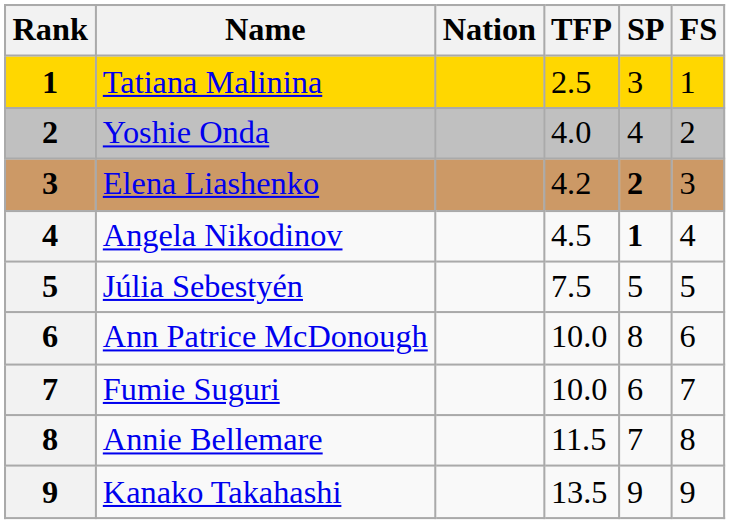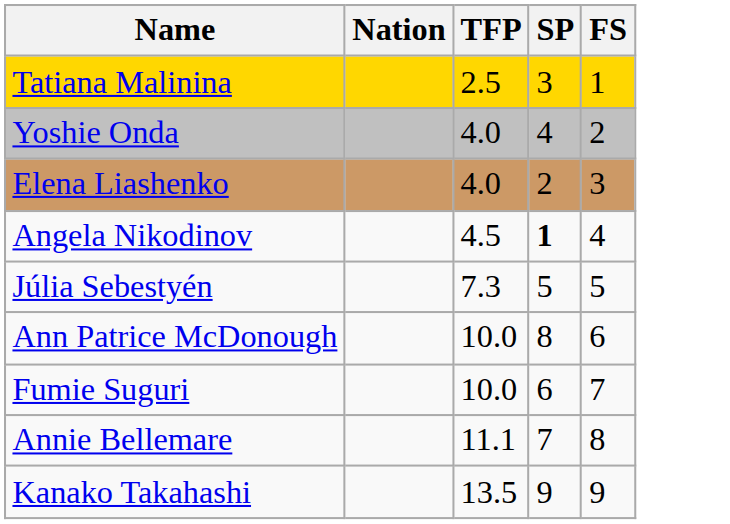- column: (50, 30)
(571, 183) 4.2 -> (481, 183) 4.0
(635, 183) bold -> (545, 183) normal
(571, 286) 7.5 -> (481, 286) 7.3
(579, 440) 11.5 -> (488, 440) 11.1
